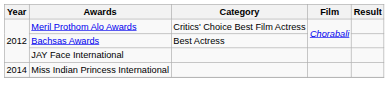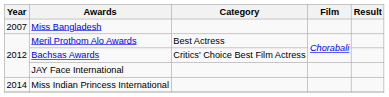+ row: (66, 27)
(239, 27) Critics' Choice Best Film Actress -> (199, 41) Best Actress
(199, 41) Best Actress -> (239, 56) Critics' Choice Best Film Actress
